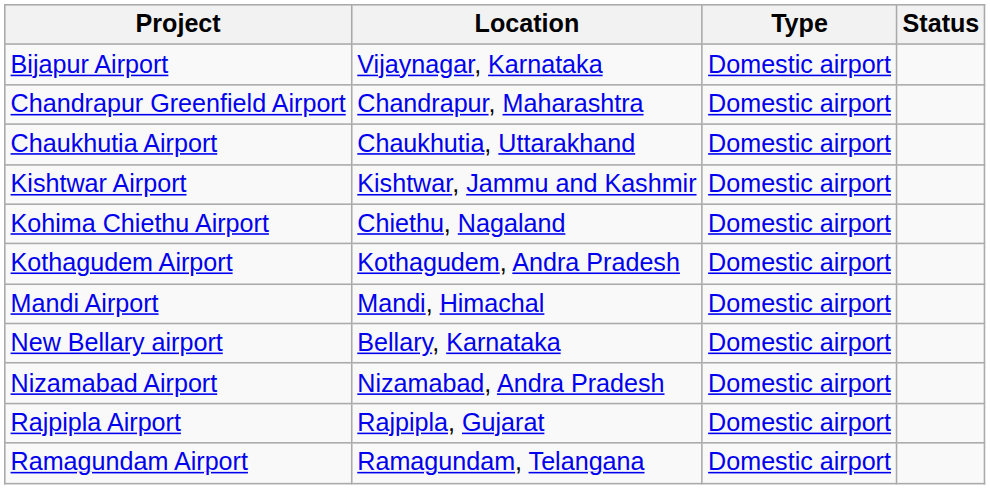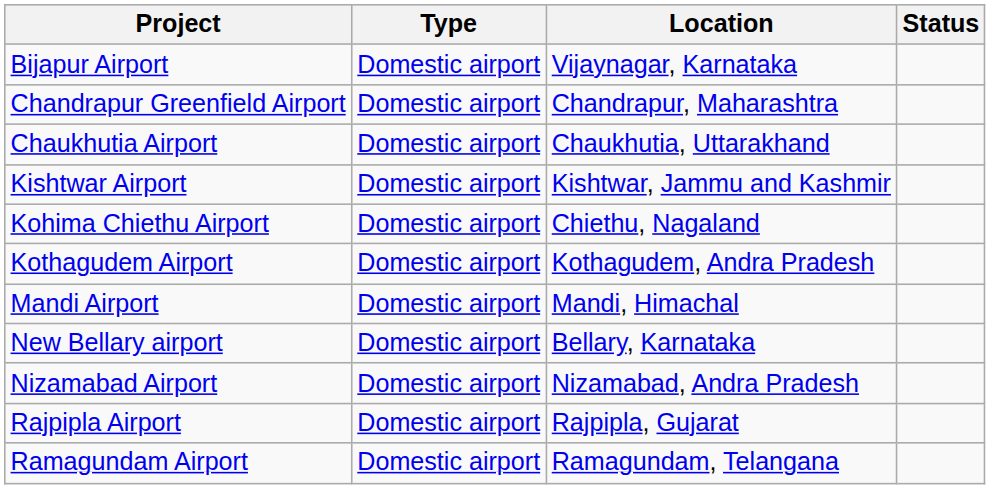columns swapped: (800, 24) <-> (527, 24)
